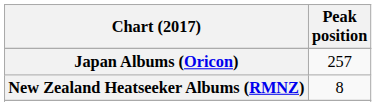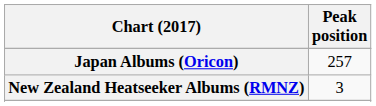(340, 87) 8 -> (340, 87) 3
